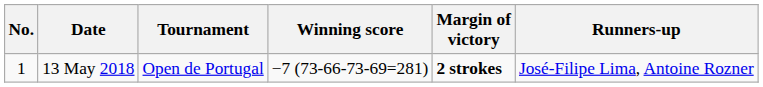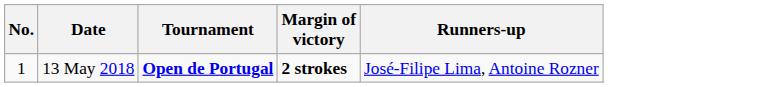- column: (350, 29)
(203, 68) normal -> (208, 68) bold
